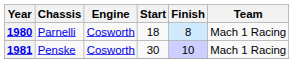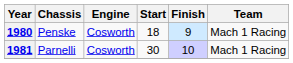(57, 32) Parnelli -> (57, 32) Penske
(188, 32) 8 -> (188, 32) 9
(57, 50) Penske -> (57, 50) Parnelli
